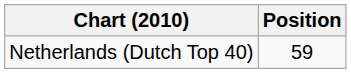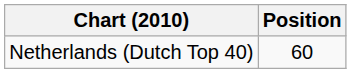(302, 52) 59 -> (302, 52) 60
